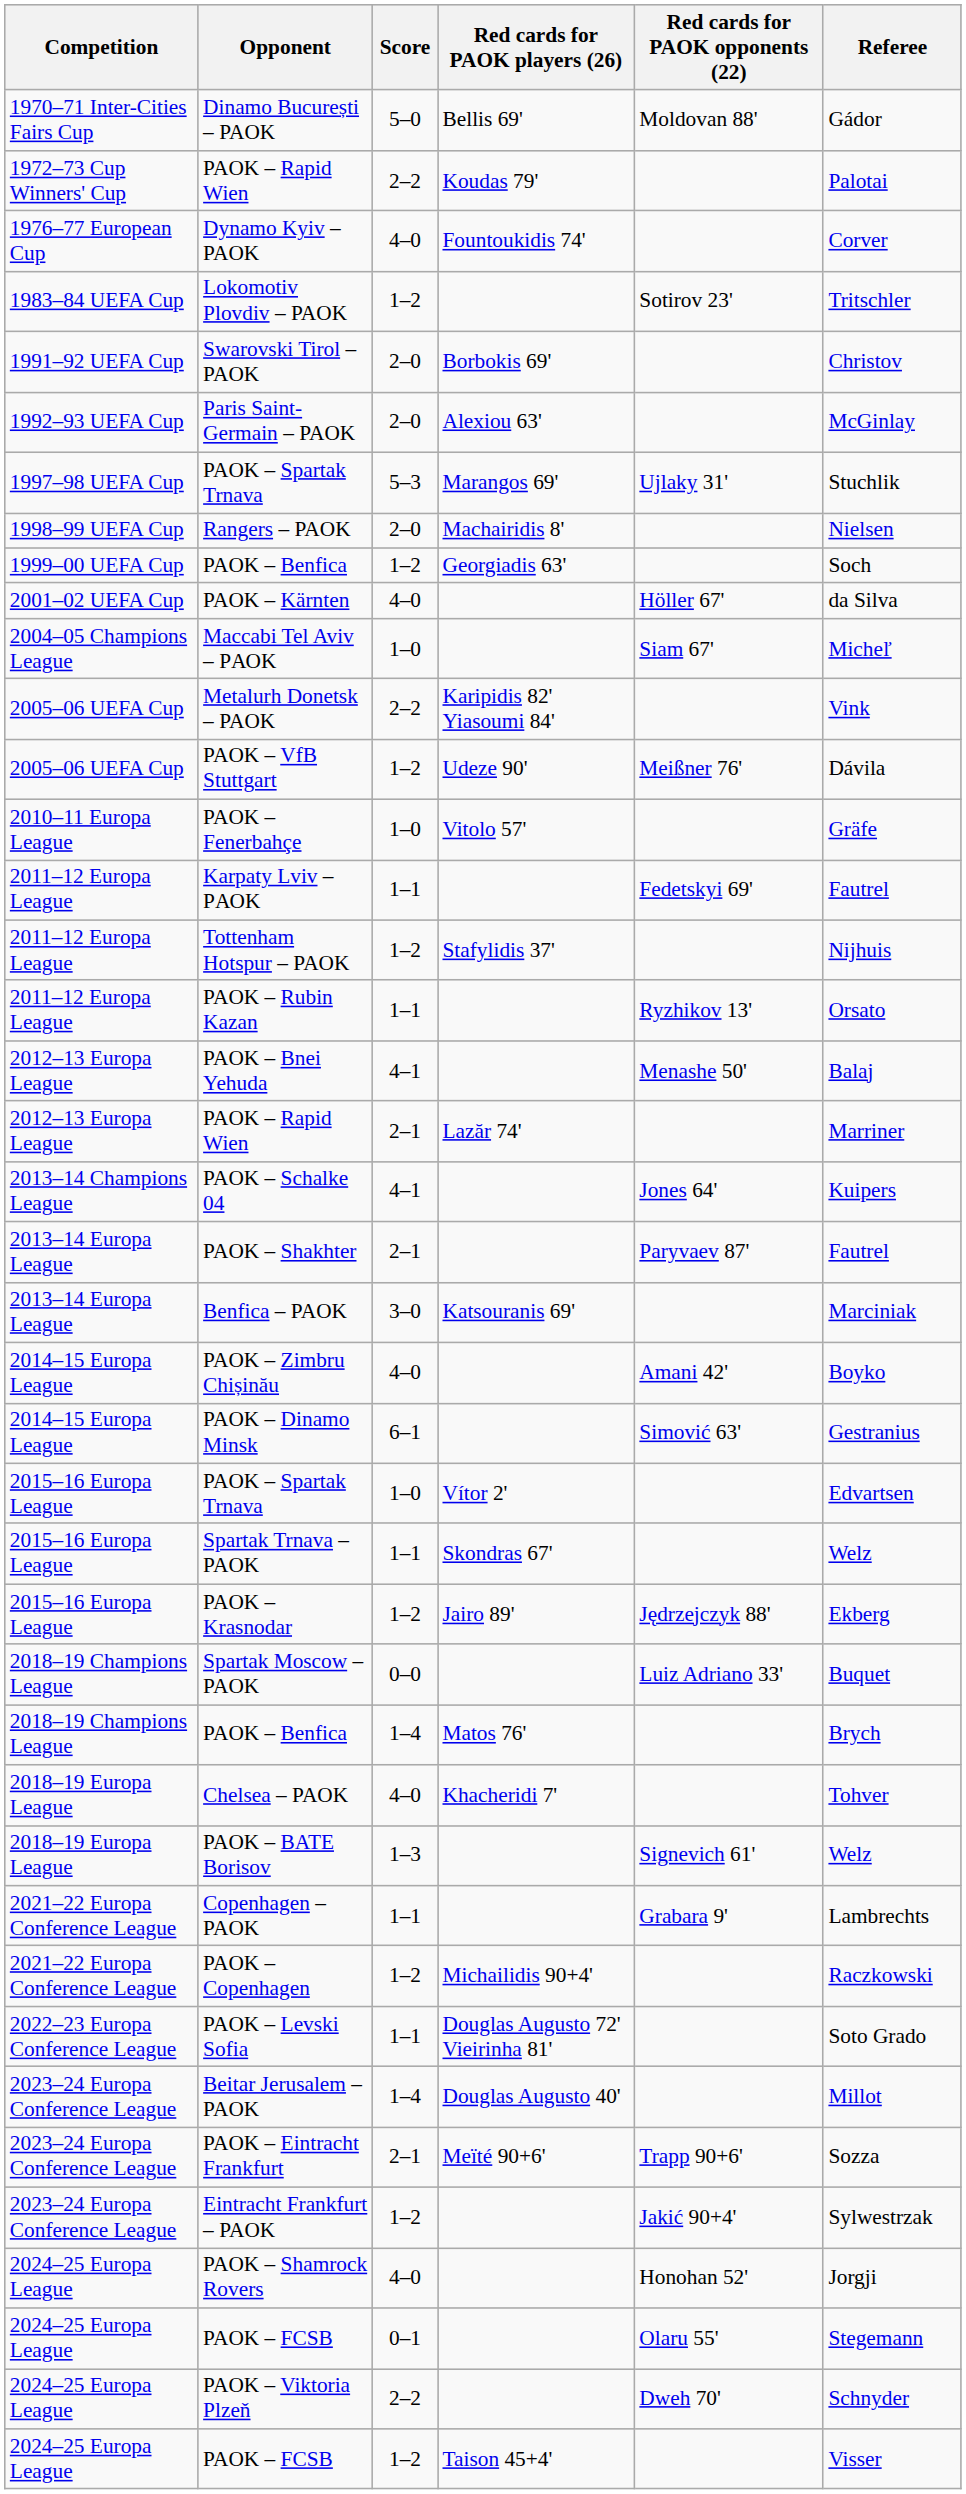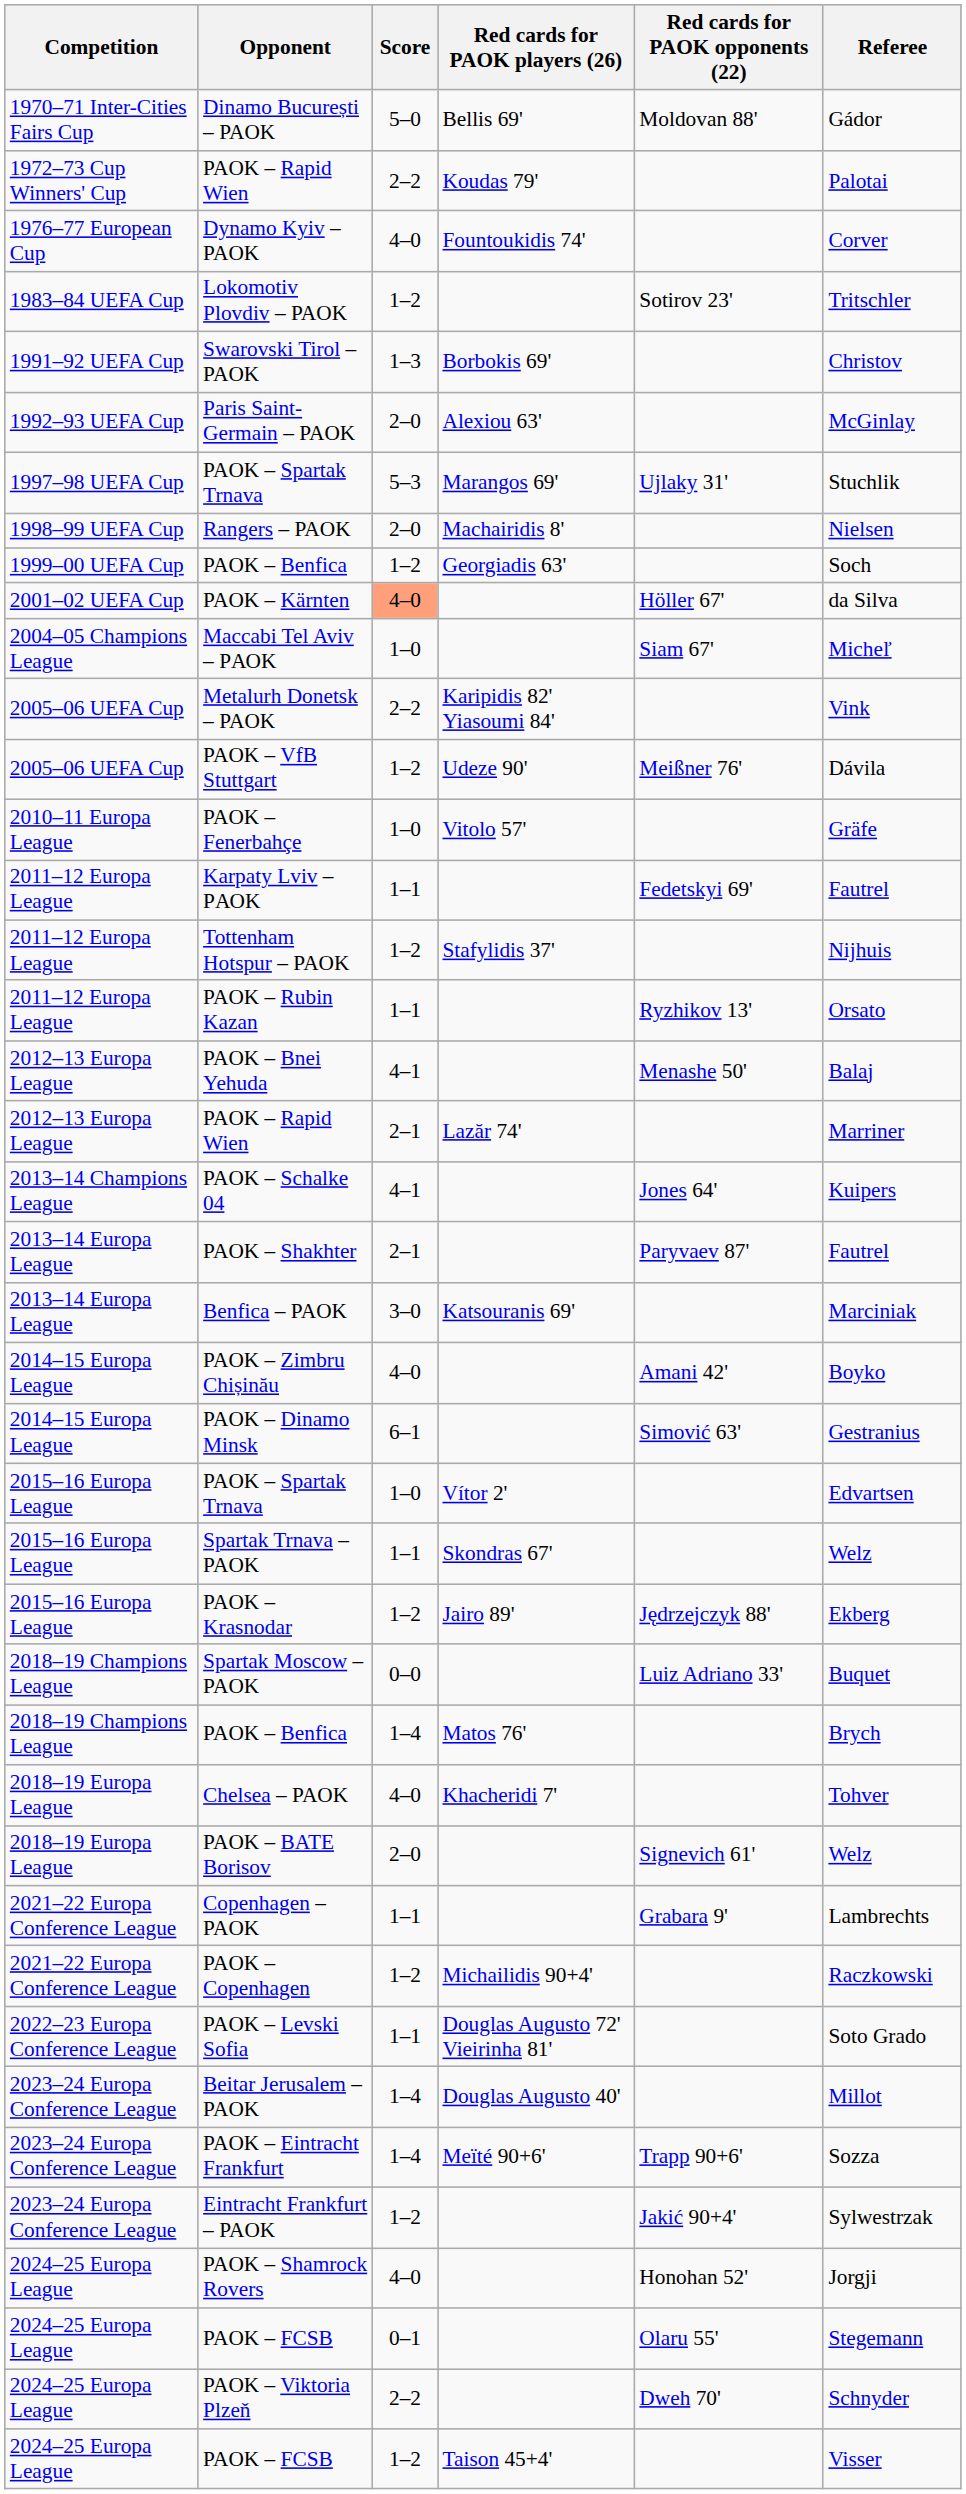(405, 361) 2–0 -> (405, 361) 1–3
(405, 600) no background -> (405, 600) lightsalmon background
(405, 1854) 1–3 -> (405, 1854) 2–0
(405, 2156) 2–1 -> (405, 2156) 1–4
